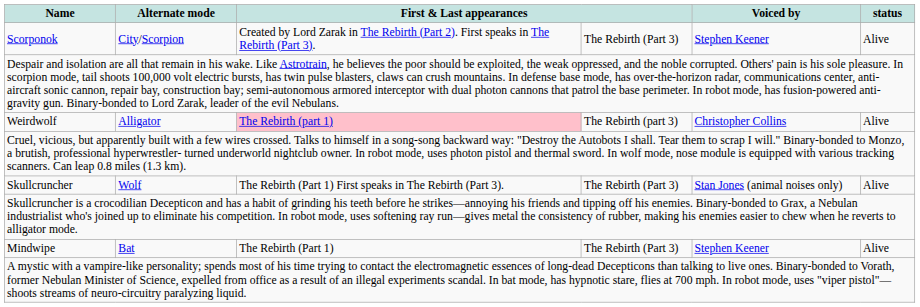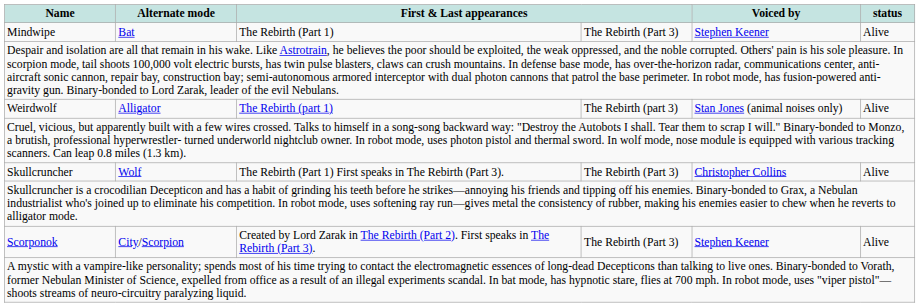rows swapped: (32, 38) <-> (31, 248)
(286, 121) pink background -> (286, 108) no background
(740, 121) Christopher Collins -> (768, 108) Stan Jones (animal noises only)
(768, 185) Stan Jones (animal noises only) -> (740, 172) Christopher Collins
